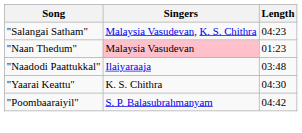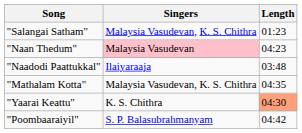(274, 31) 04:23 -> (274, 31) 01:23
(274, 49) 01:23 -> (274, 49) 04:23
+ row: (46, 84)
(274, 84) no background -> (274, 102) lightsalmon background
